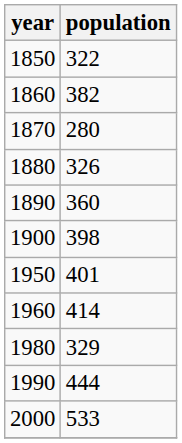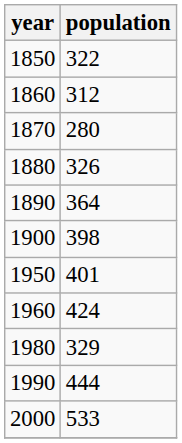(83, 94) 382 -> (83, 94) 312
(83, 202) 360 -> (83, 202) 364
(83, 310) 414 -> (83, 310) 424
